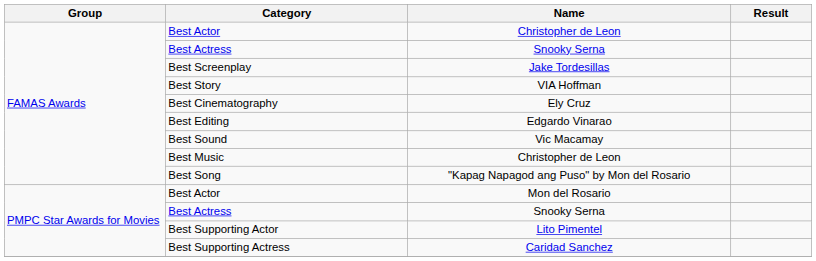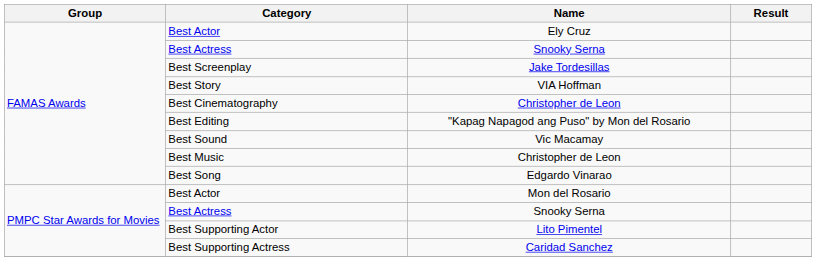(569, 31) Christopher de Leon -> (569, 31) Ely Cruz
(569, 103) Ely Cruz -> (569, 103) Christopher de Leon
(569, 121) Edgardo Vinarao -> (569, 121) "Kapag Napagod ang Puso" by Mon del Rosario
(569, 175) "Kapag Napagod ang Puso" by Mon del Rosario -> (569, 175) Edgardo Vinarao
